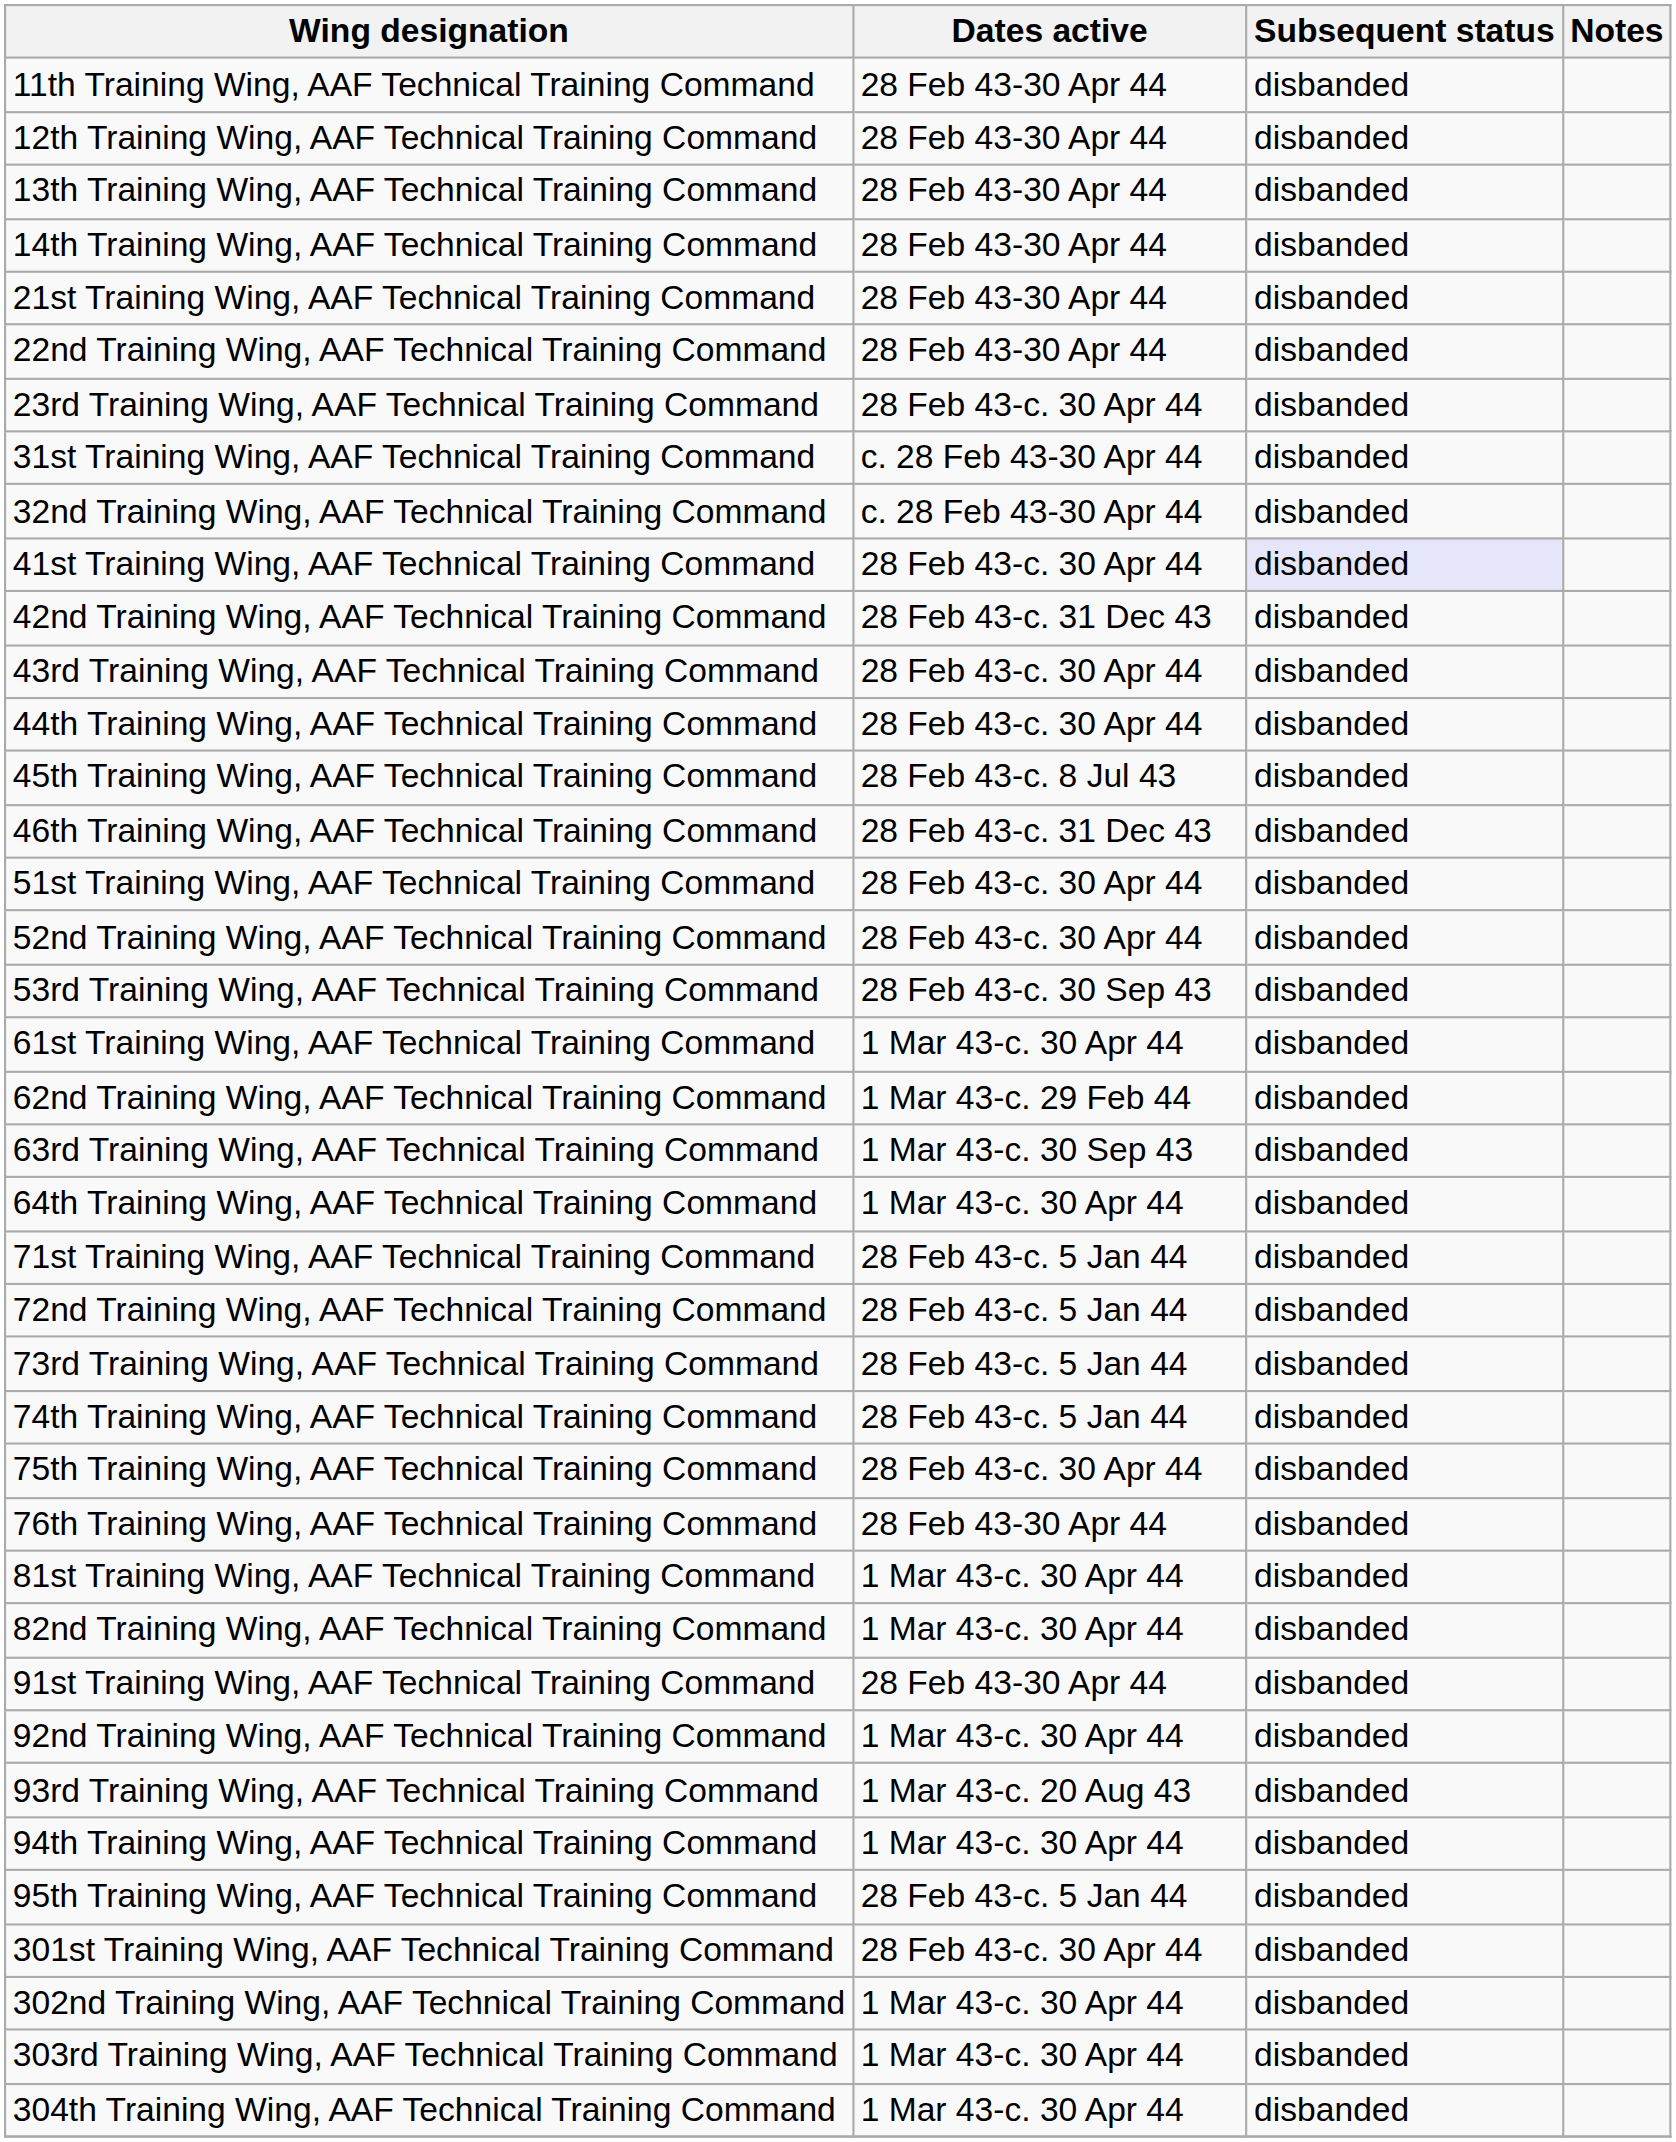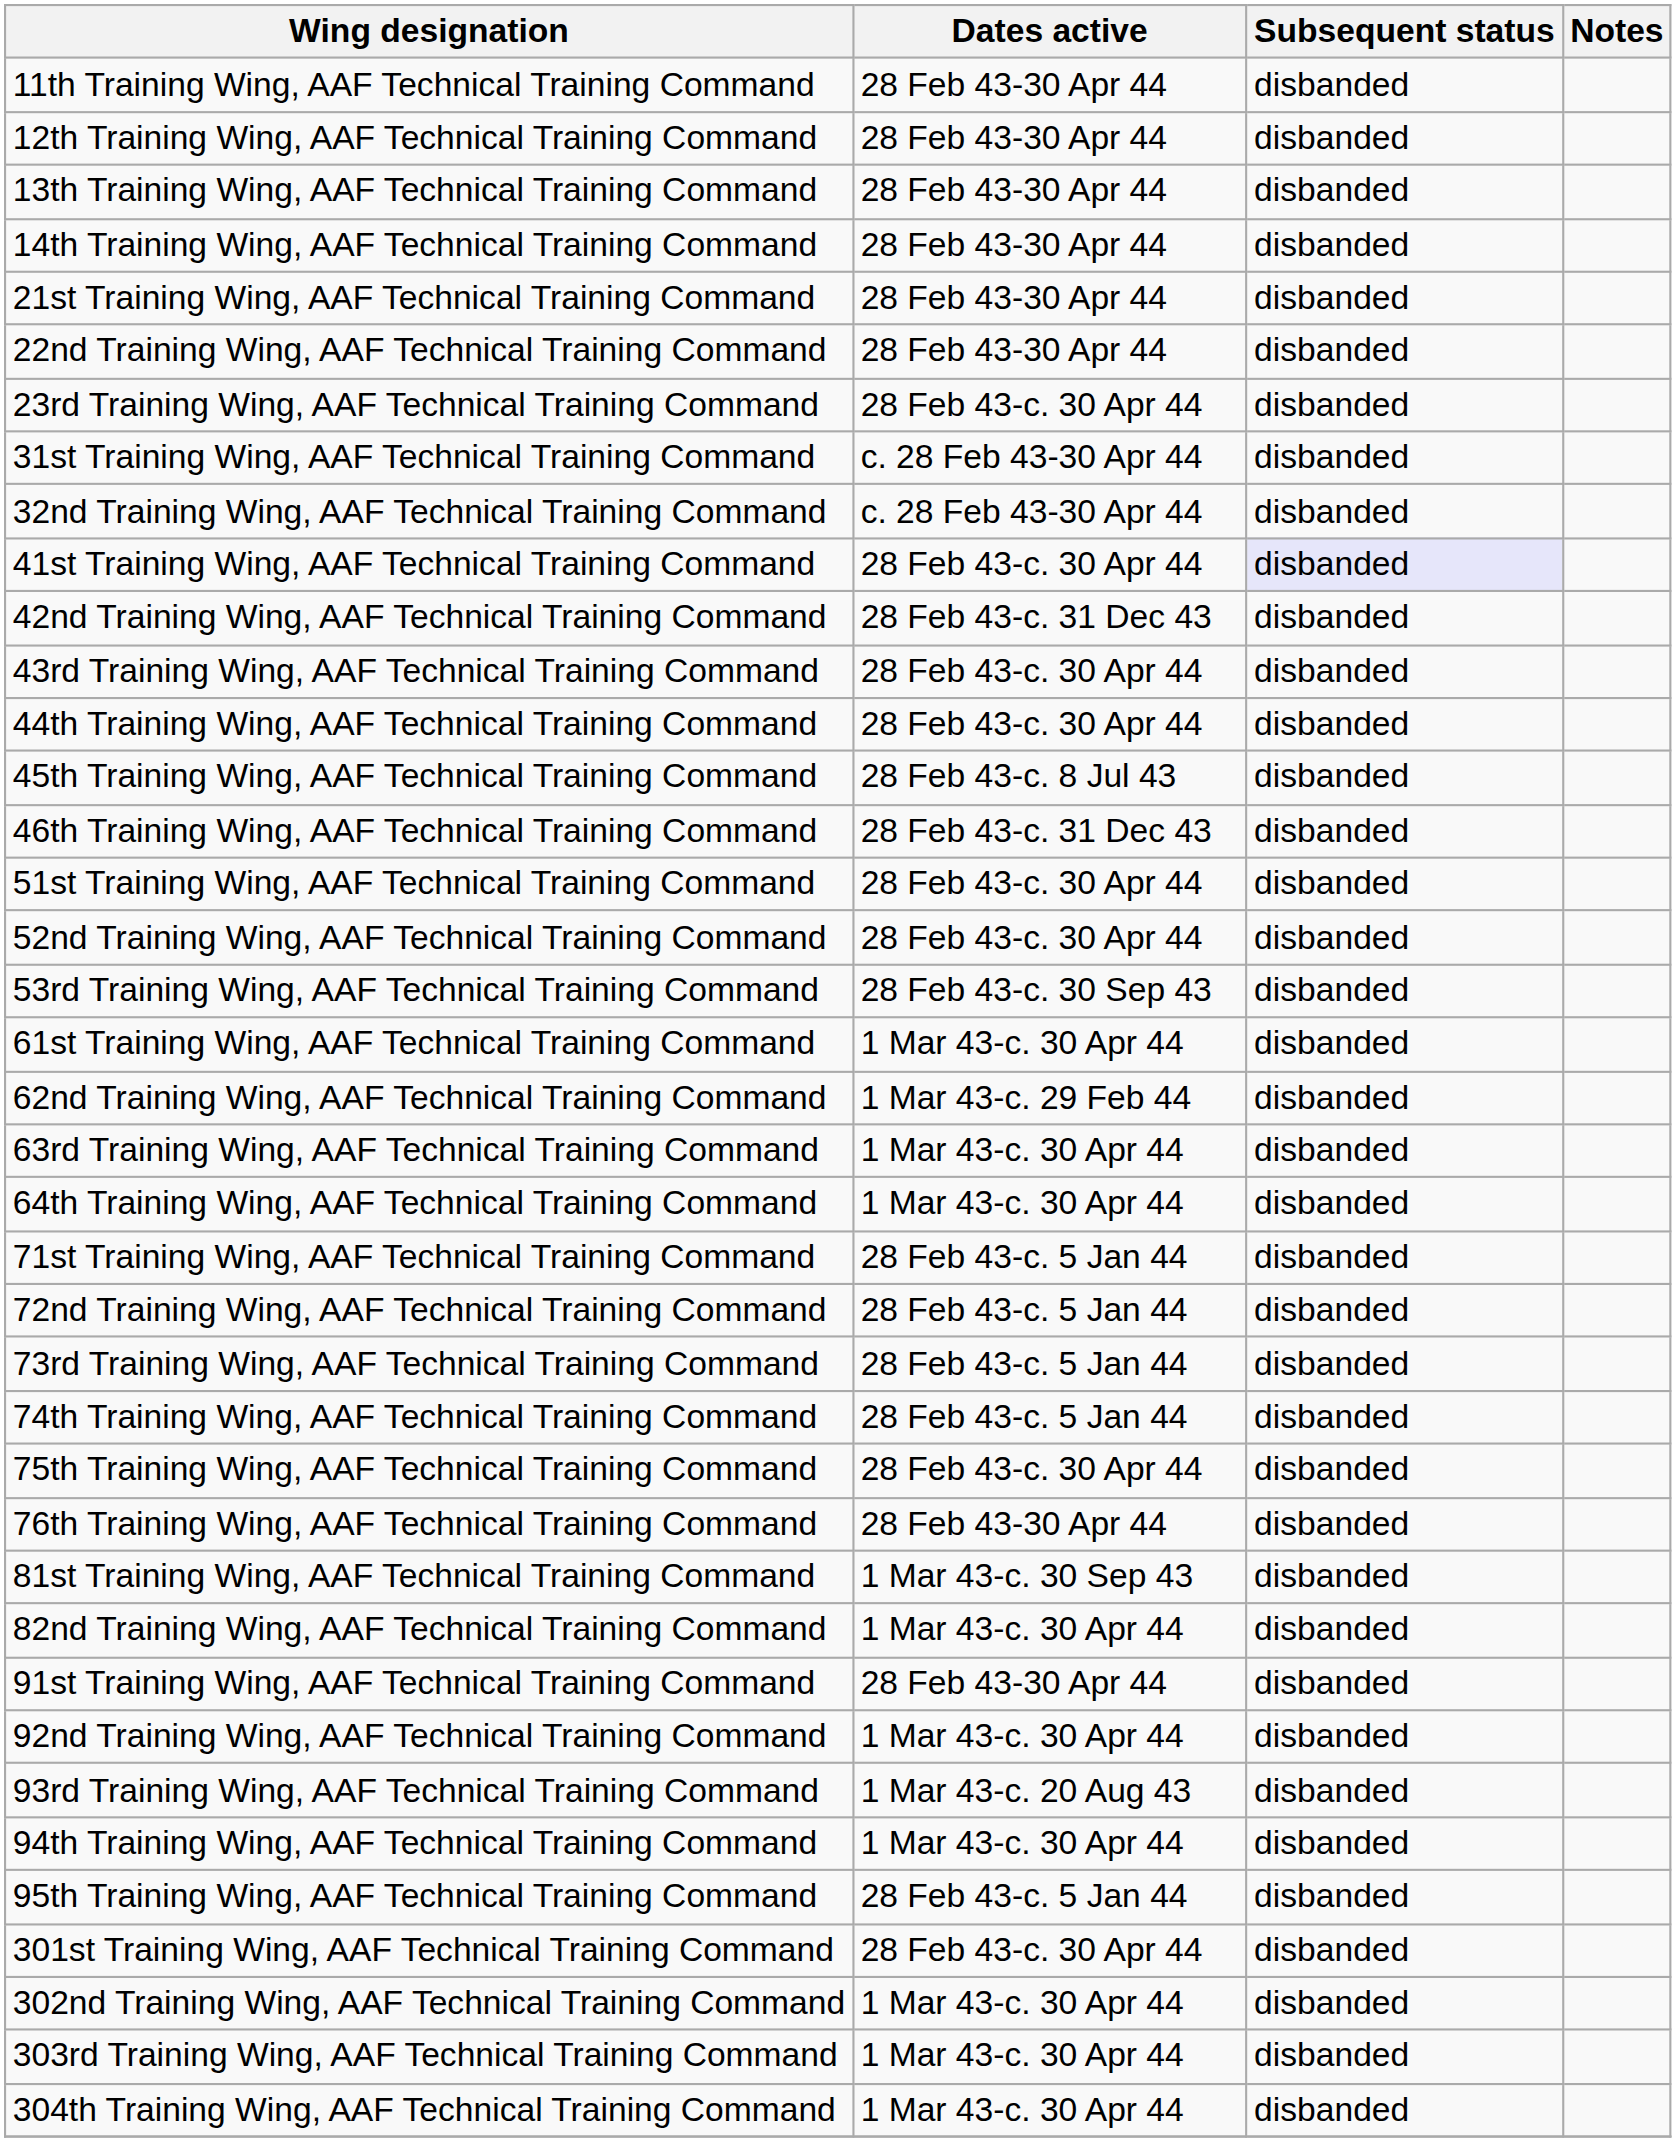(1027, 1150) 1 Mar 43-c. 30 Sep 43 -> (1022, 1150) 1 Mar 43-c. 30 Apr 44
(1022, 1576) 1 Mar 43-c. 30 Apr 44 -> (1027, 1576) 1 Mar 43-c. 30 Sep 43
